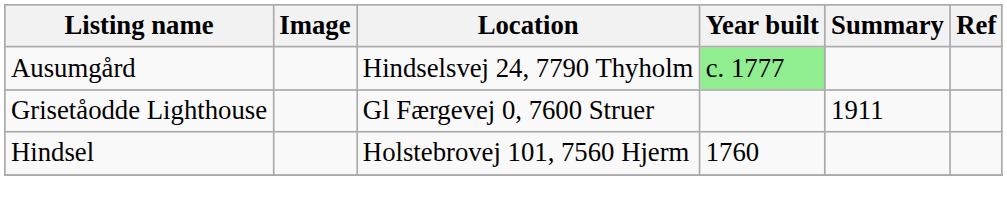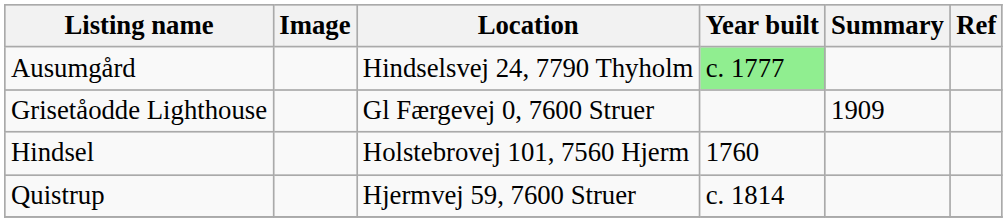(857, 110) 1911 -> (858, 110) 1909
+ row: (58, 195)
